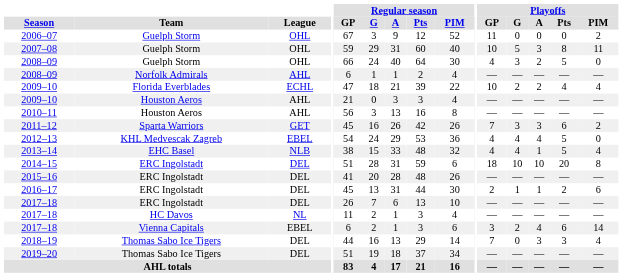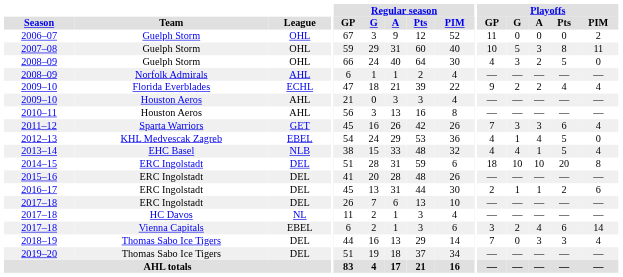(492, 87) 10 -> (492, 87) 9
(598, 125) 2 -> (598, 125) 4
(517, 138) 4 -> (517, 138) 1
